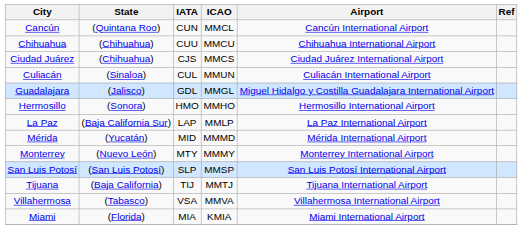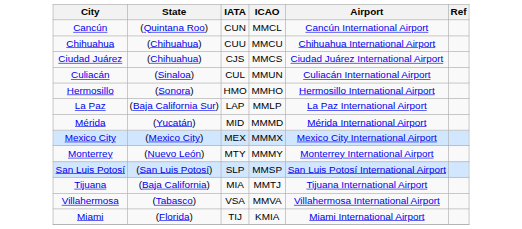- row: (42, 91)
+ row: (90, 138)
(187, 185) TIJ -> (235, 185) MIA
(187, 216) MIA -> (235, 216) TIJ
